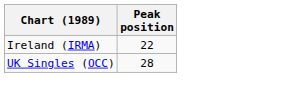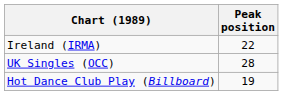+ row: (111, 81)
